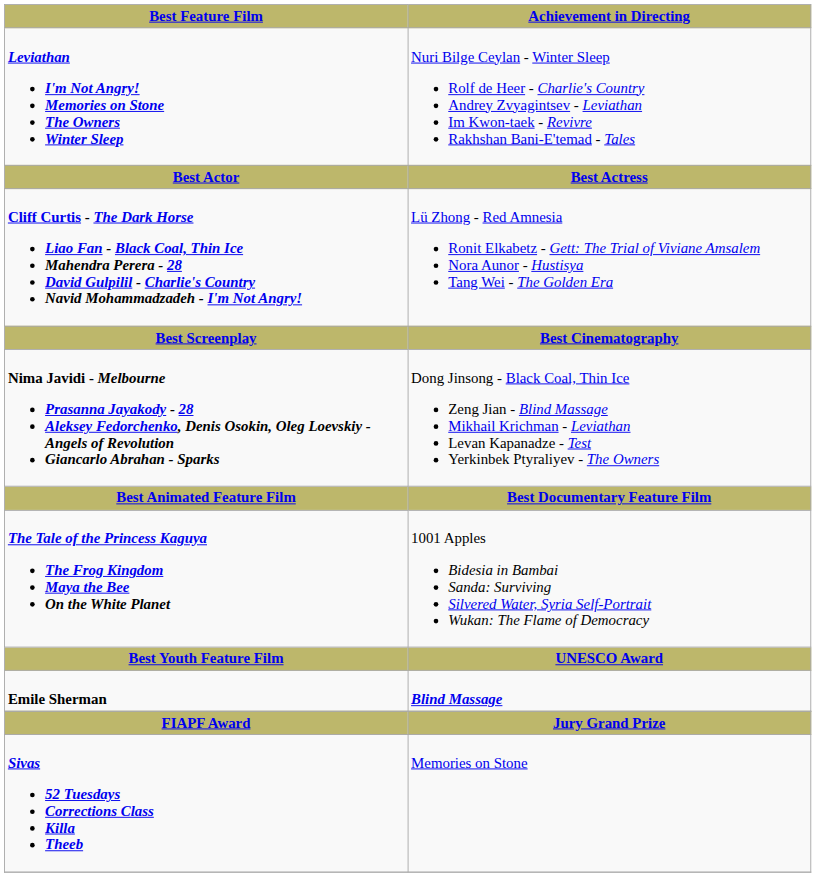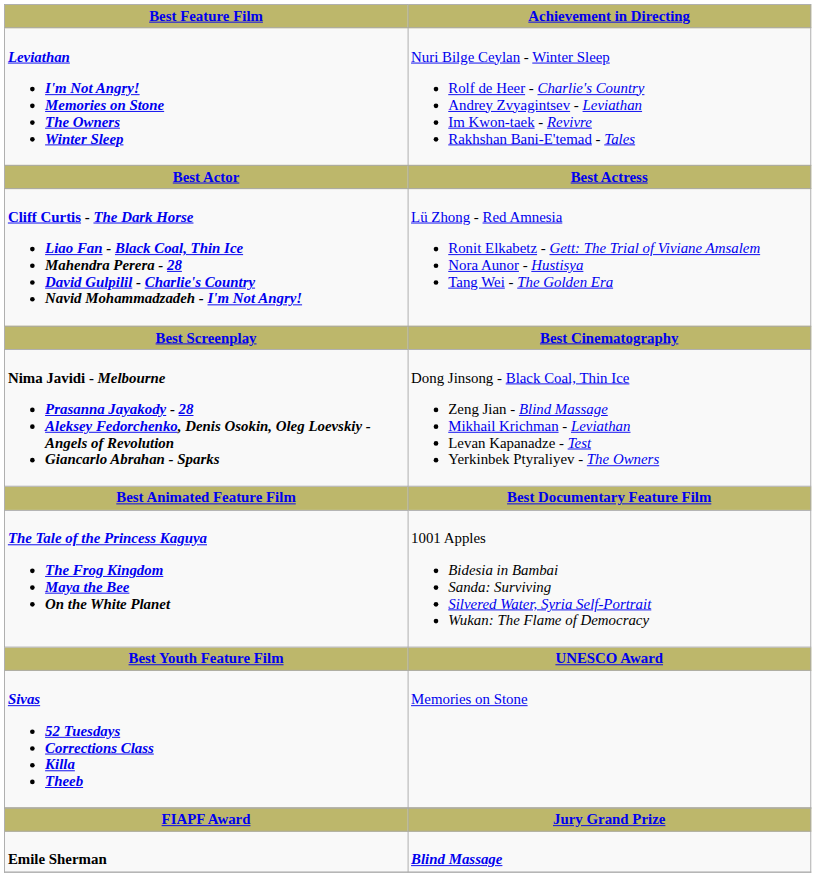rows swapped: (206, 804) <-> (57, 699)
